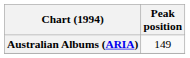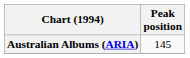(163, 44) 149 -> (163, 44) 145
